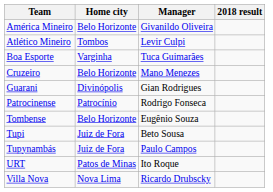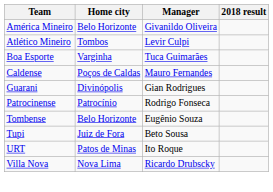+ row: (24, 73)
- row: (23, 73)
- row: (31, 149)
